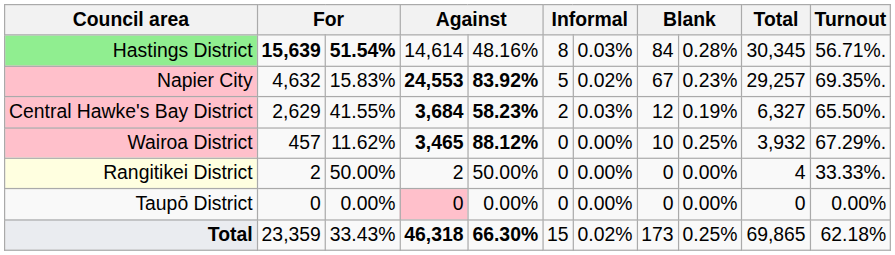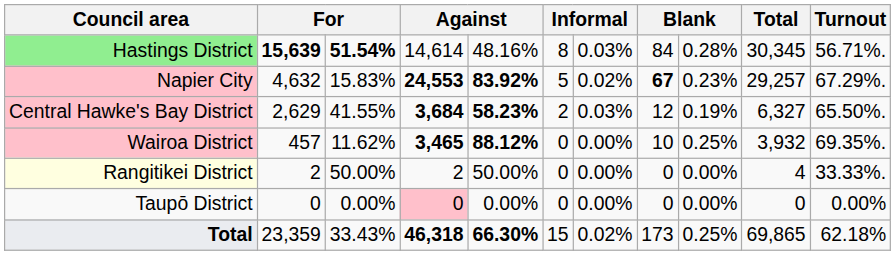(663, 81) normal -> (663, 81) bold
(851, 81) 69.35%. -> (851, 81) 67.29%.
(851, 142) 67.29%. -> (851, 142) 69.35%.
